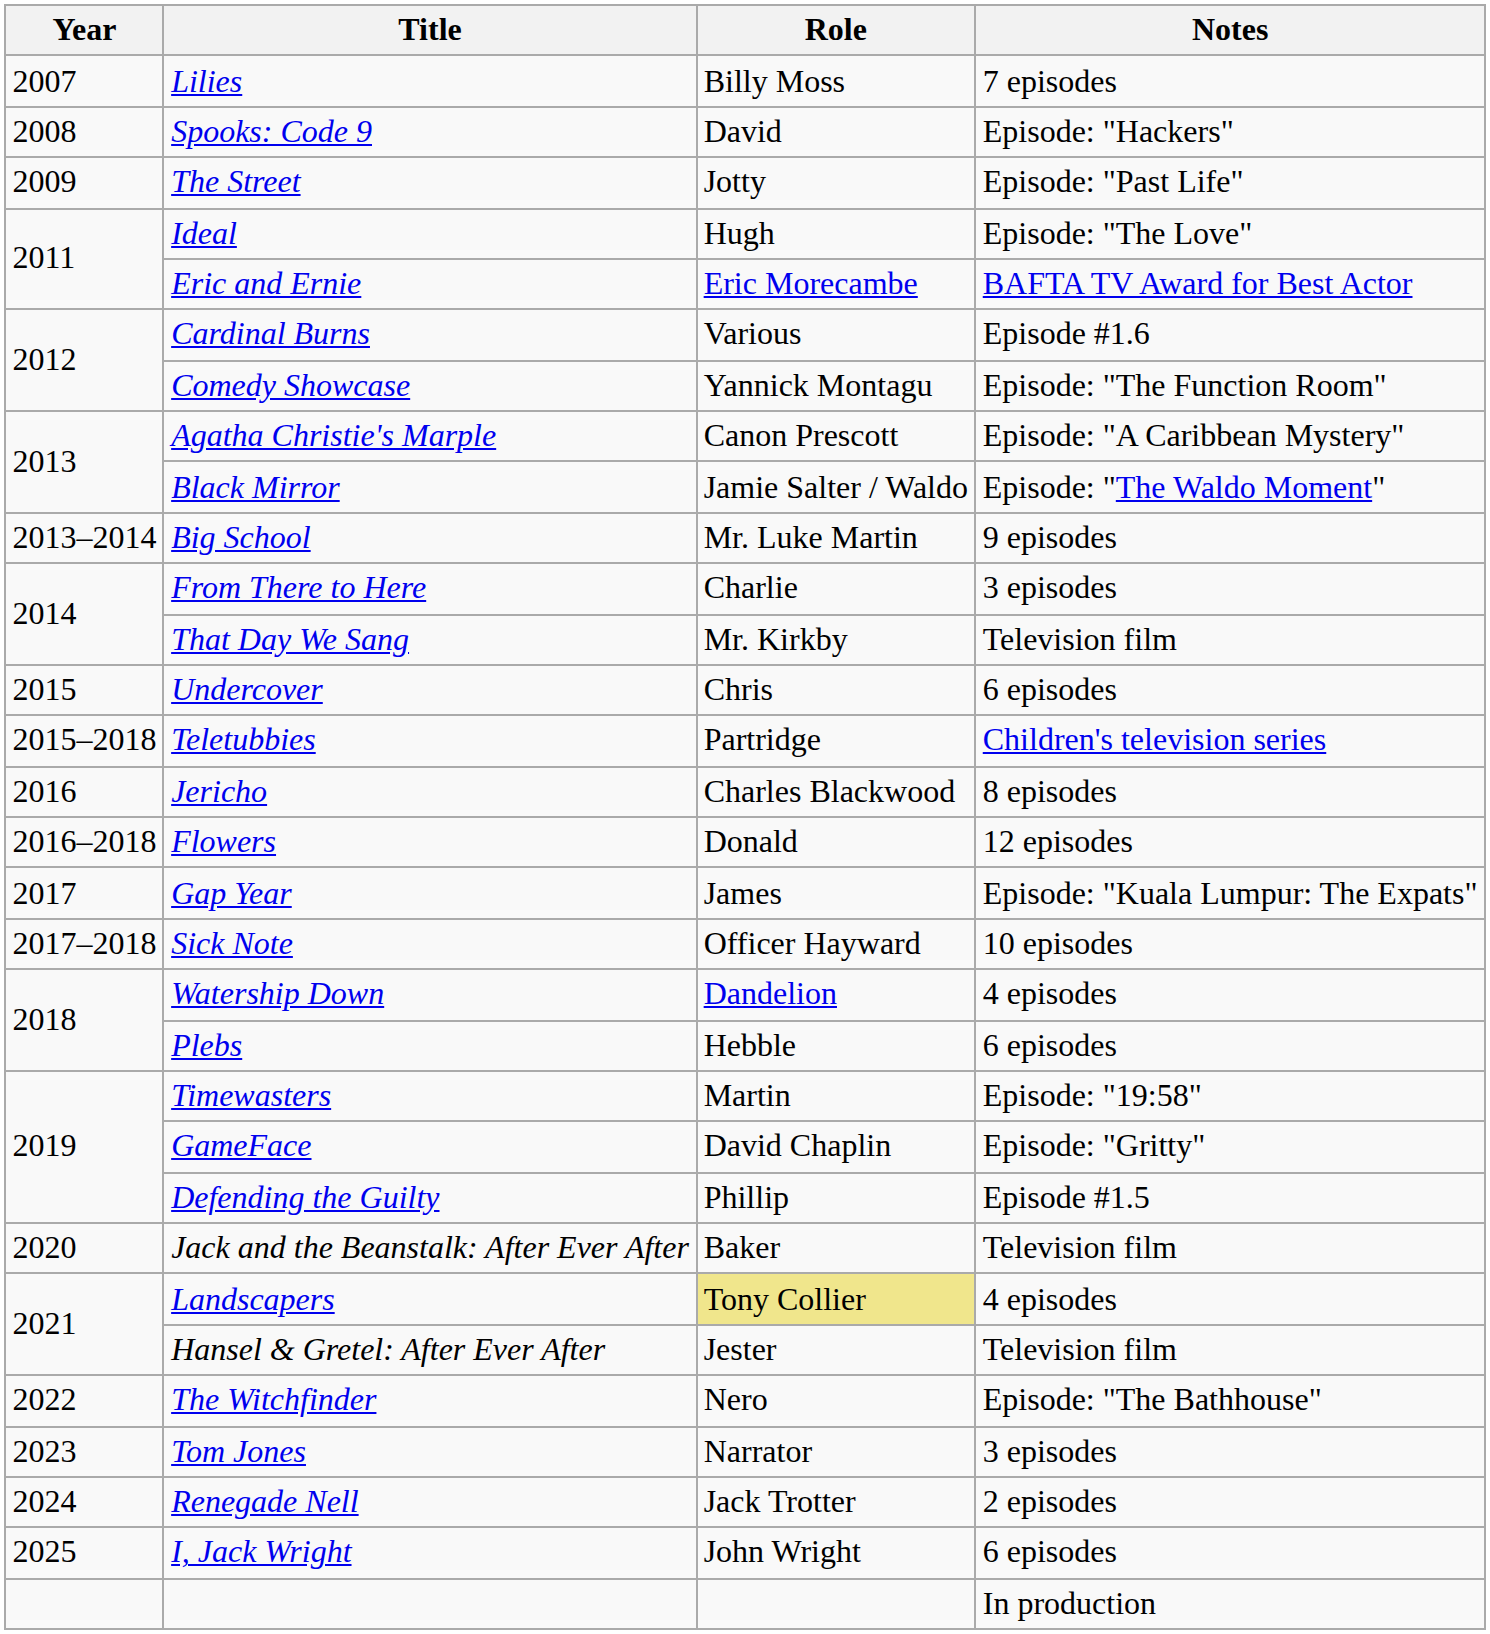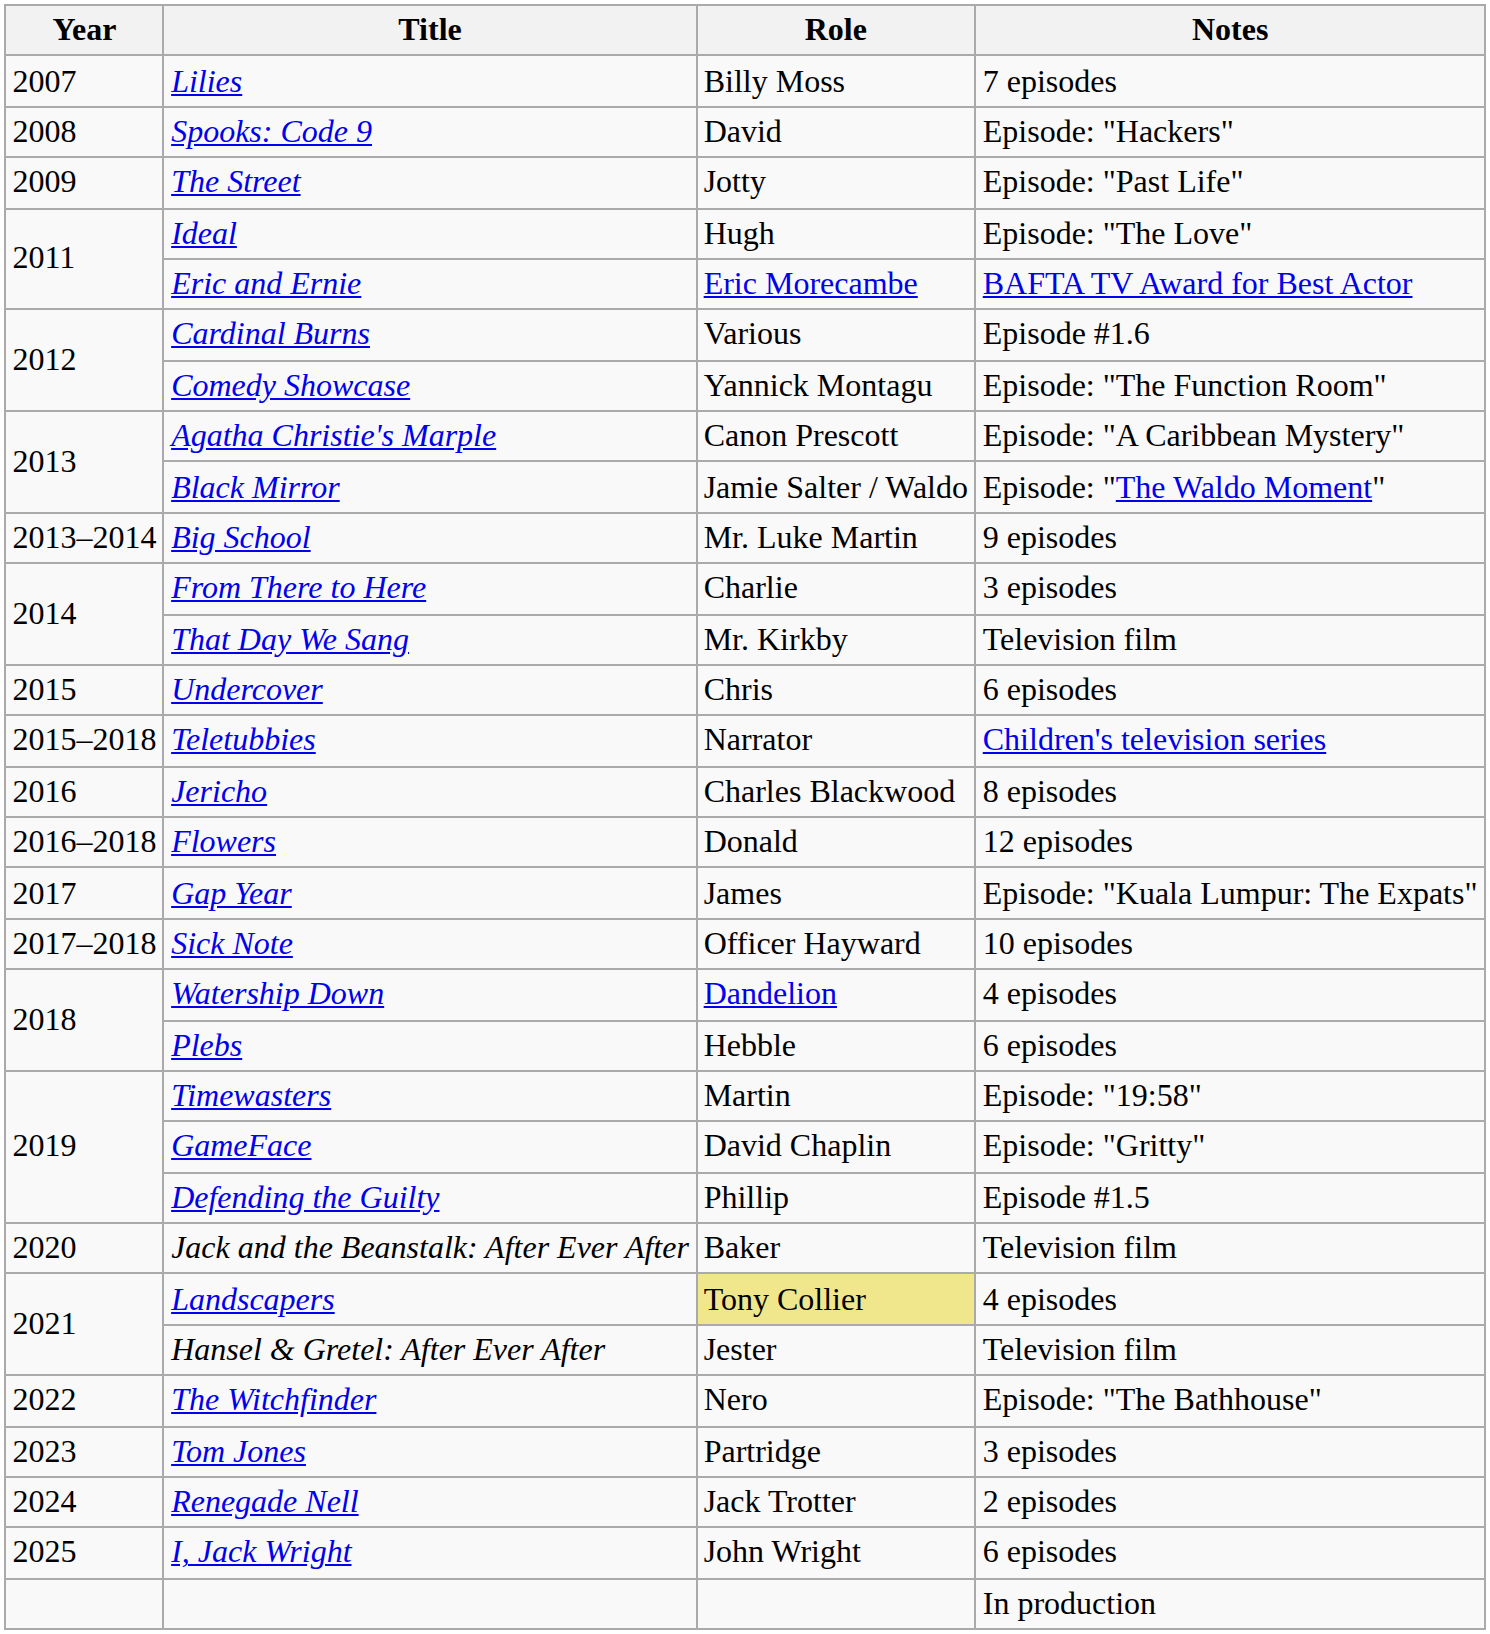(762, 740) Partridge -> (758, 740) Narrator
(758, 1450) Narrator -> (762, 1450) Partridge
